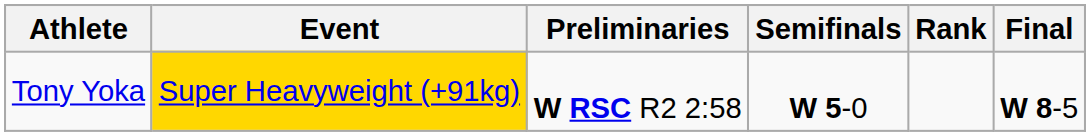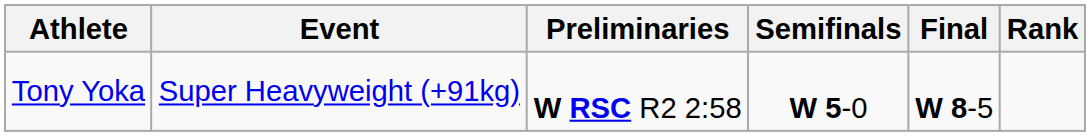columns swapped: (1039, 28) <-> (951, 28)
(339, 91) gold background -> (339, 91) no background
